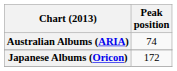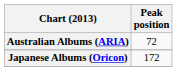(152, 41) 74 -> (152, 41) 72
